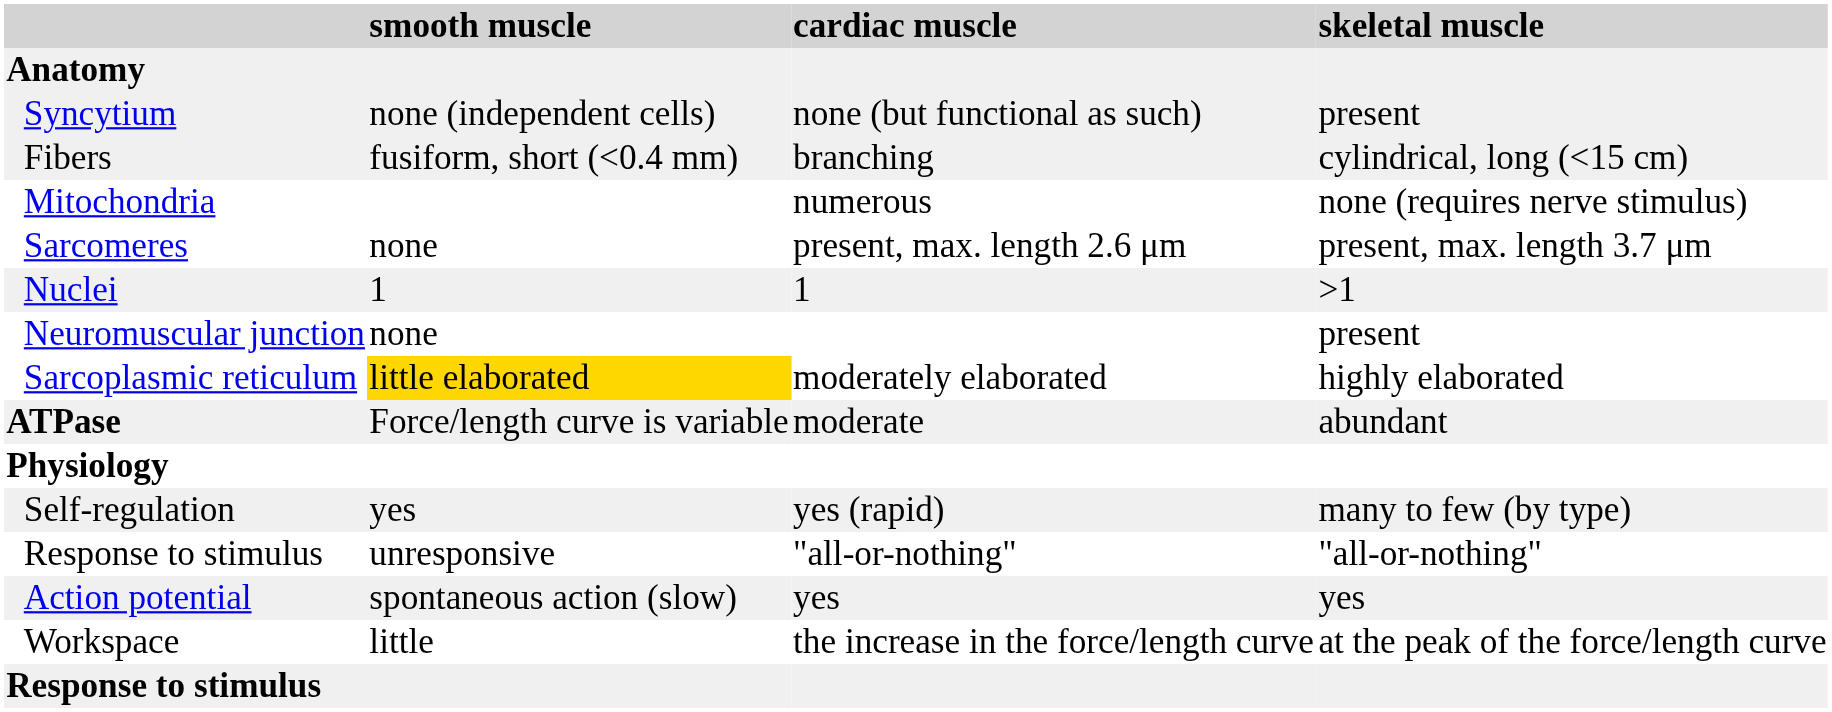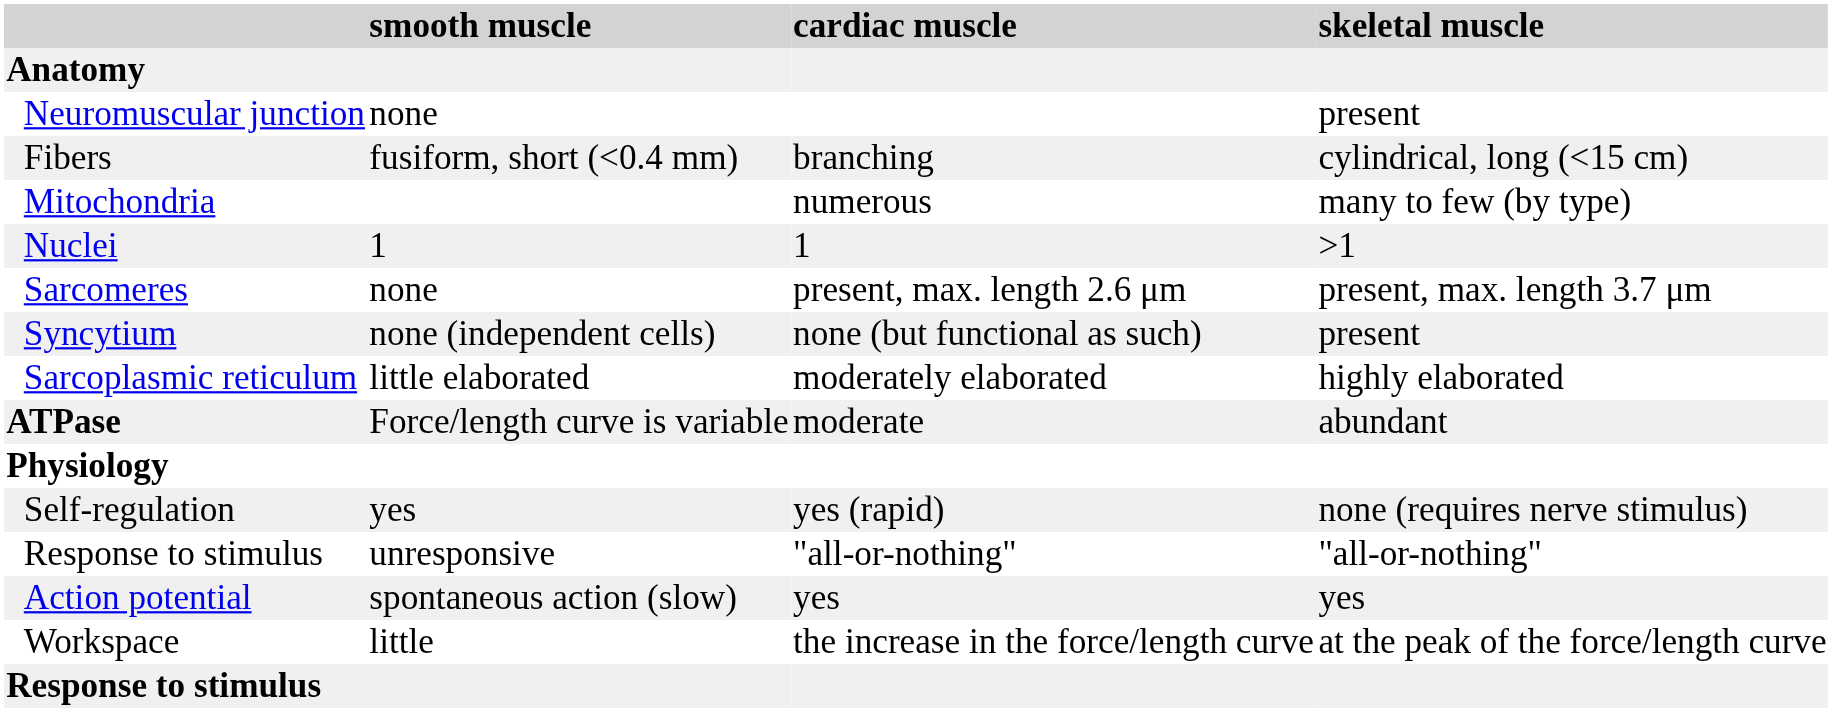rows swapped: (186, 333) <-> (91, 113)
(1533, 201) none (requires nerve stimulus) -> (1475, 201) many to few (by type)
rows swapped: (62, 289) <-> (97, 245)
(479, 377) gold background -> (479, 377) no background
(1475, 509) many to few (by type) -> (1533, 509) none (requires nerve stimulus)
